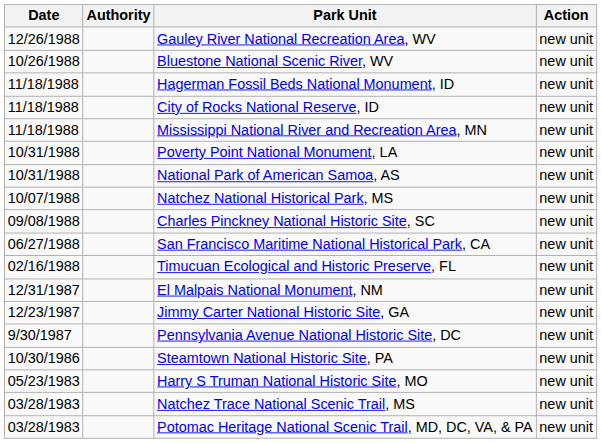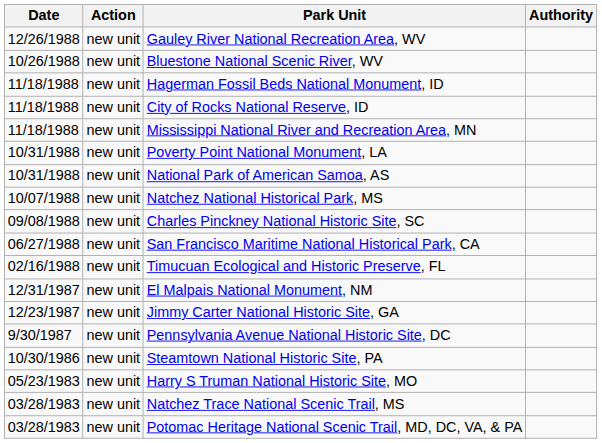columns swapped: (118, 15) <-> (566, 15)
